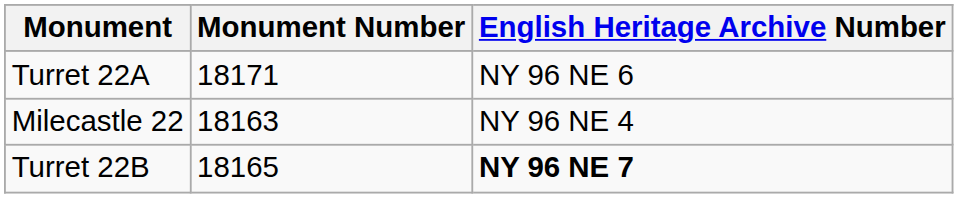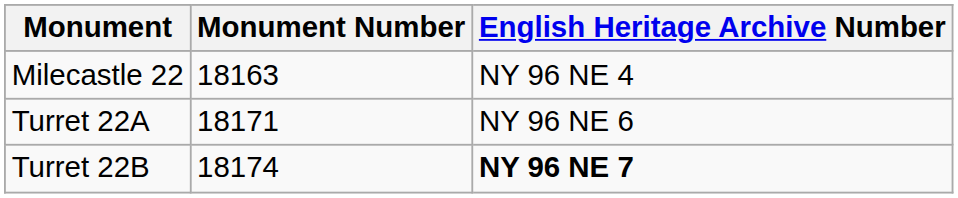rows swapped: (98, 121) <-> (81, 74)
(238, 167) 18165 -> (238, 167) 18174
